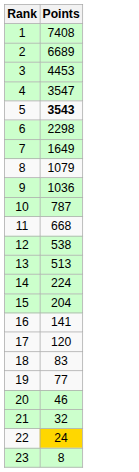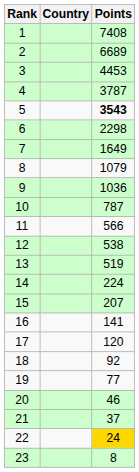+ column: (66, 14)
(61, 91) 3547 -> (113, 91) 3787
(61, 226) 668 -> (113, 226) 566
(61, 264) 513 -> (113, 264) 519
(61, 303) 204 -> (113, 303) 207
(61, 361) 83 -> (113, 361) 92
(61, 419) 32 -> (113, 419) 37
